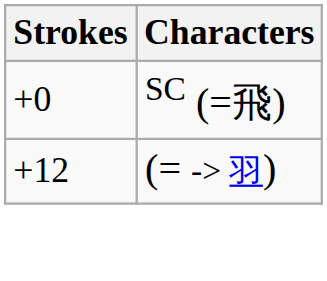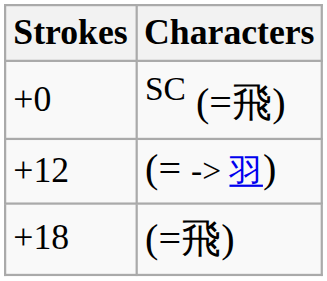+ row: (41, 238)
